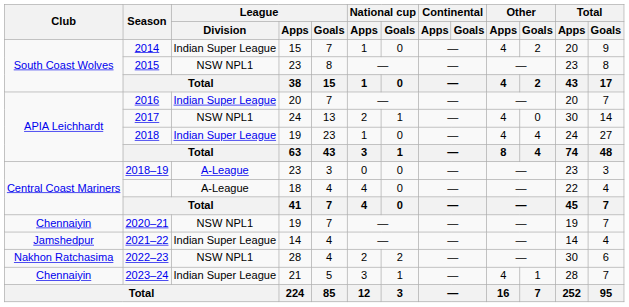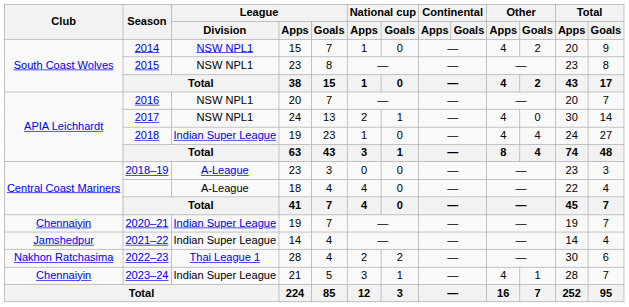(225, 48) Indian Super League -> (225, 48) NSW NPL1
(225, 100) Indian Super League -> (225, 100) NSW NPL1
(225, 223) NSW NPL1 -> (225, 223) Indian Super League
(225, 258) NSW NPL1 -> (225, 258) Thai League 1
